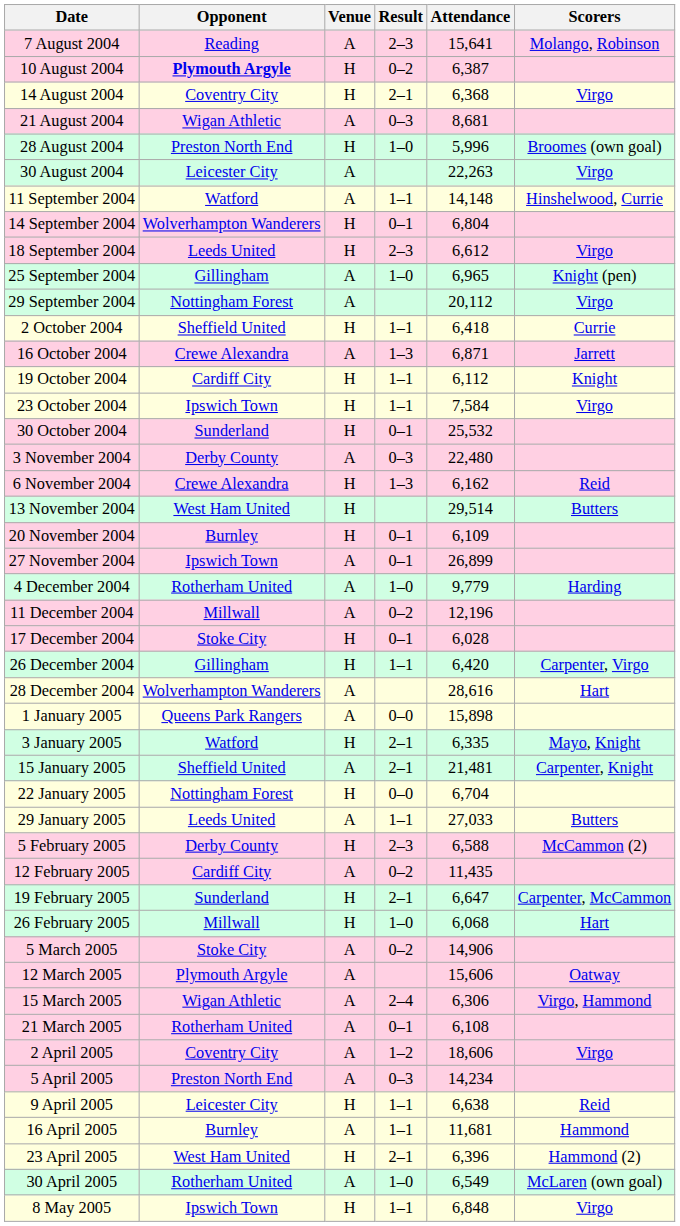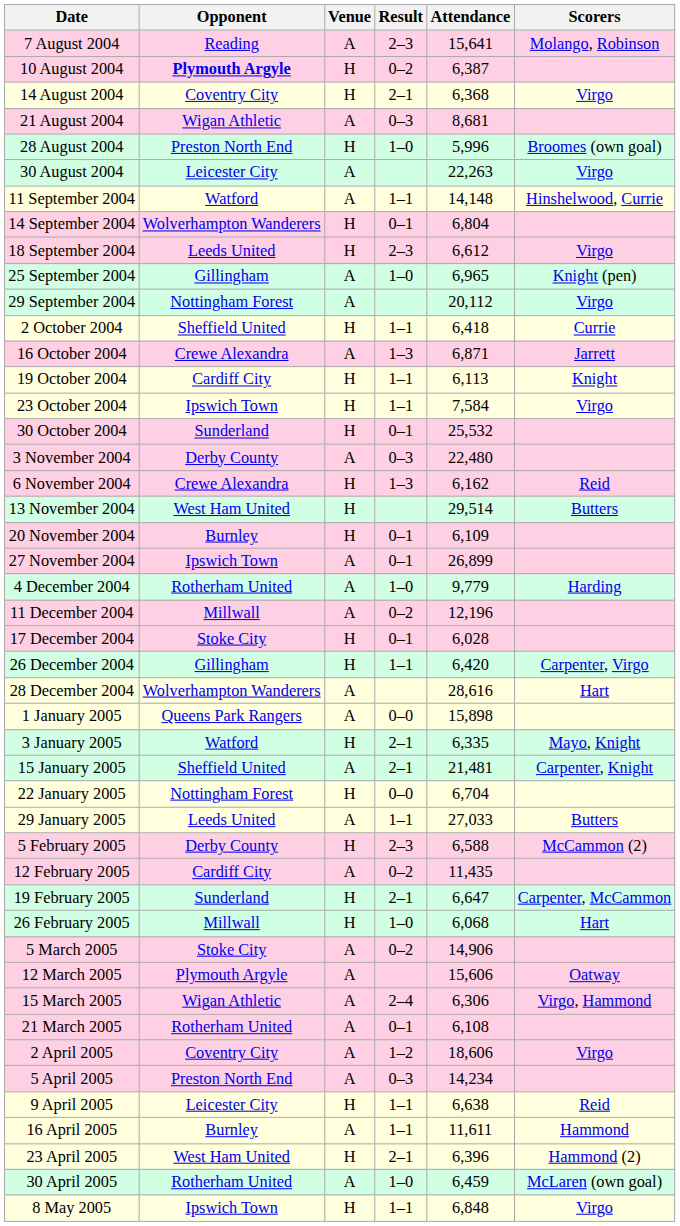(470, 379) 6,112 -> (470, 379) 6,113
(470, 1130) 11,681 -> (470, 1130) 11,611
(470, 1182) 6,549 -> (470, 1182) 6,459
